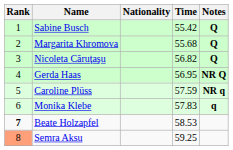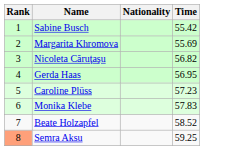- column: (214, 12)
(186, 43) 55.68 -> (186, 43) 55.69
(186, 91) 57.59 -> (186, 91) 57.23
(18, 122) bold -> (18, 122) normal
(186, 122) 58.53 -> (186, 122) 58.52
